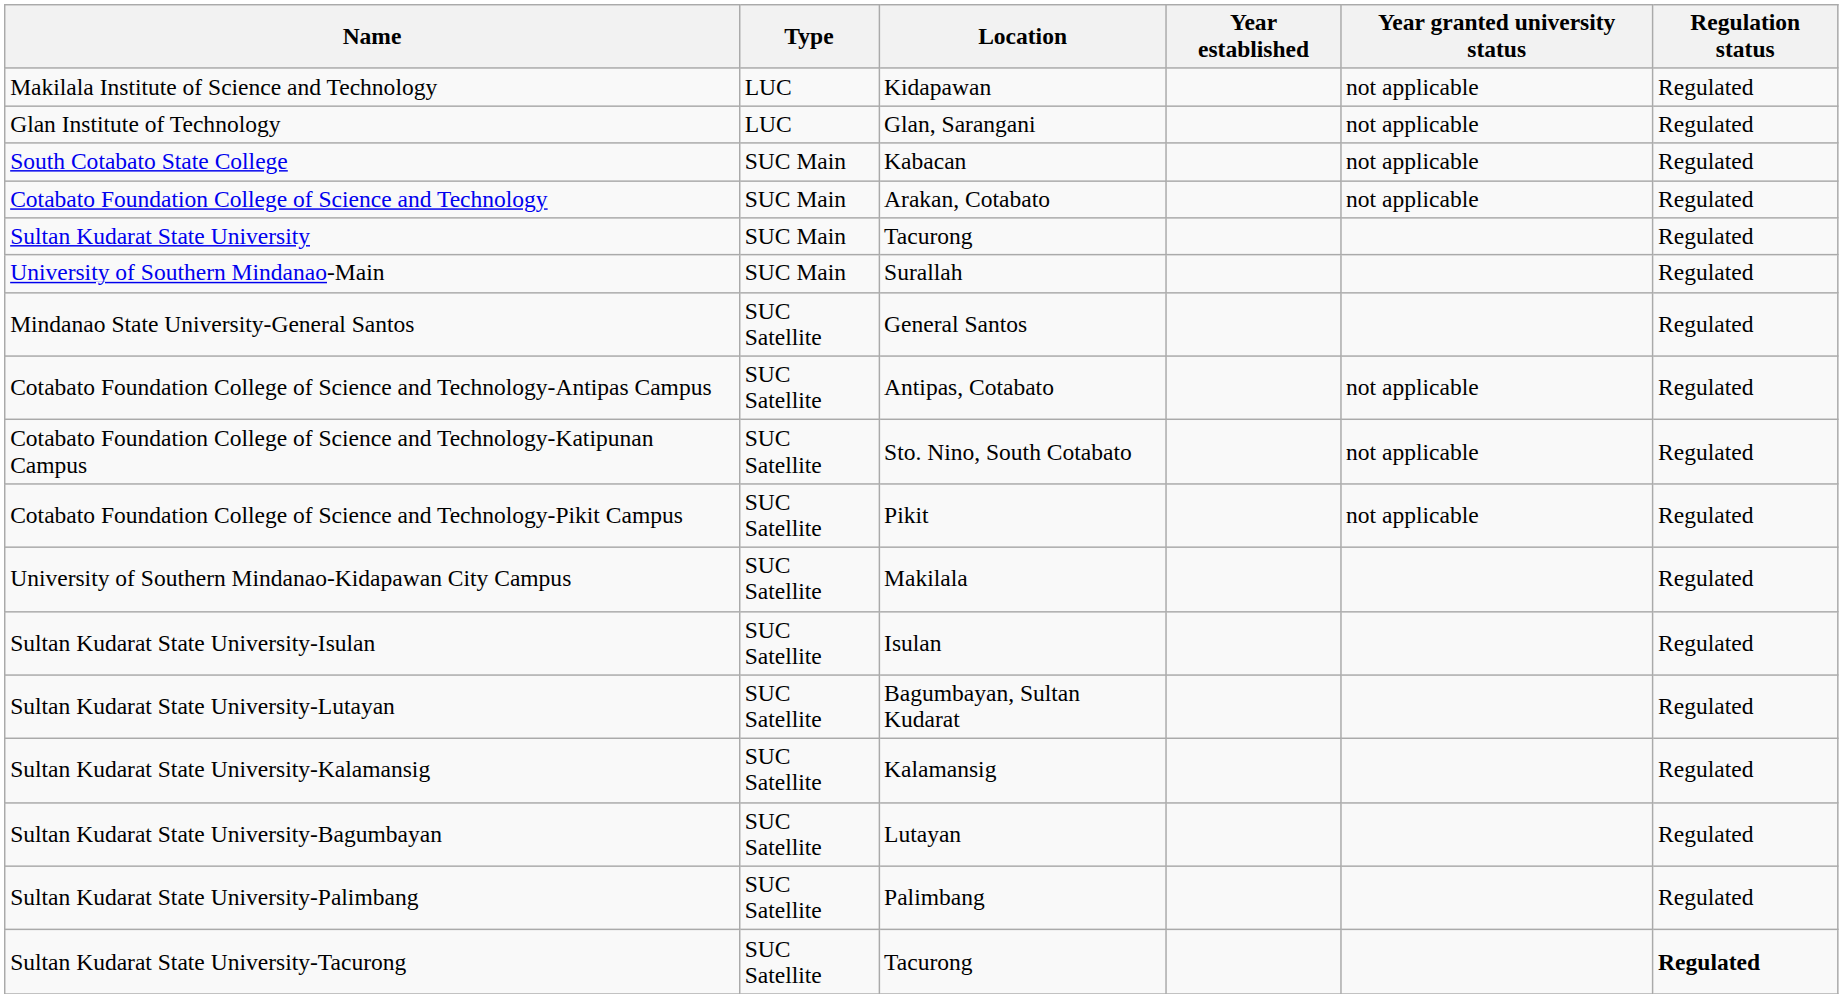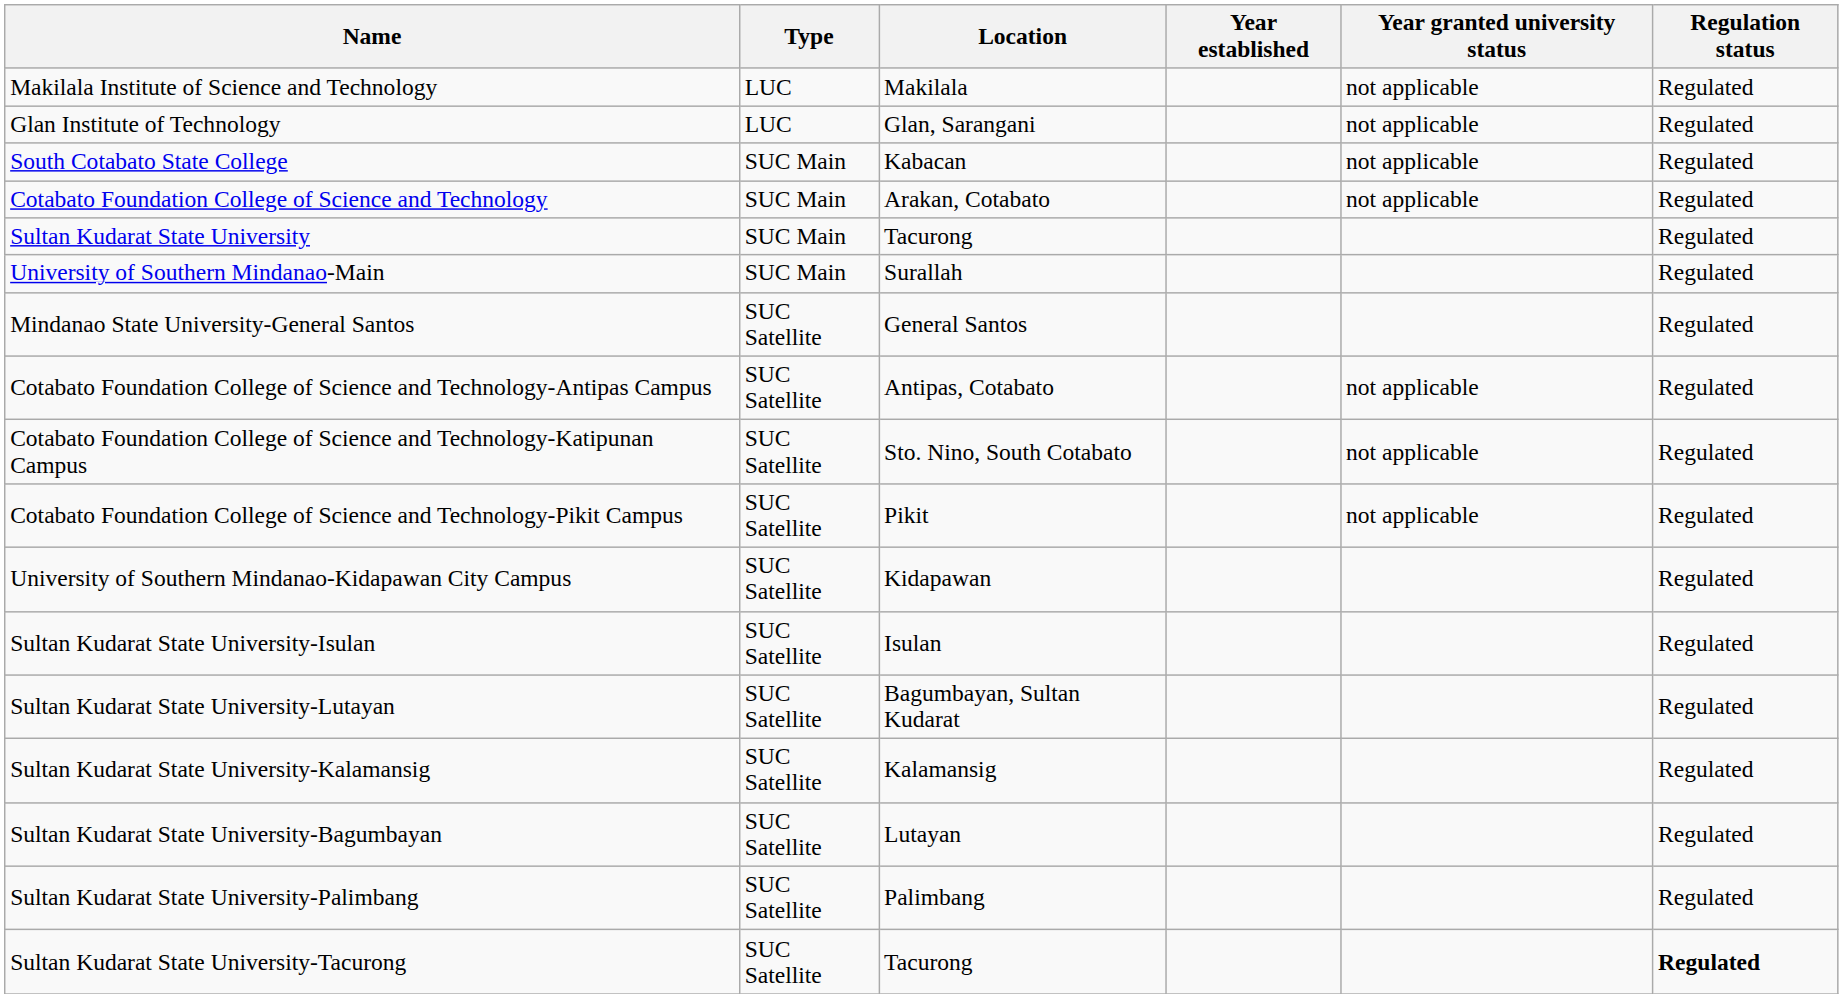(938, 86) Kidapawan -> (926, 86) Makilala
(926, 578) Makilala -> (938, 578) Kidapawan
